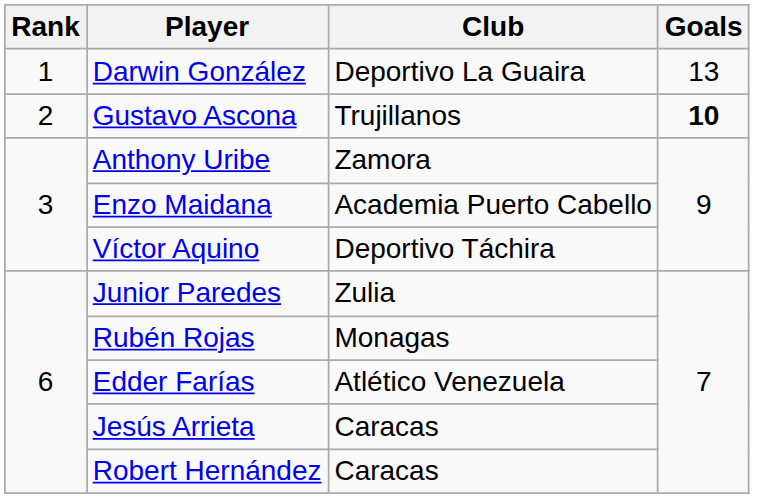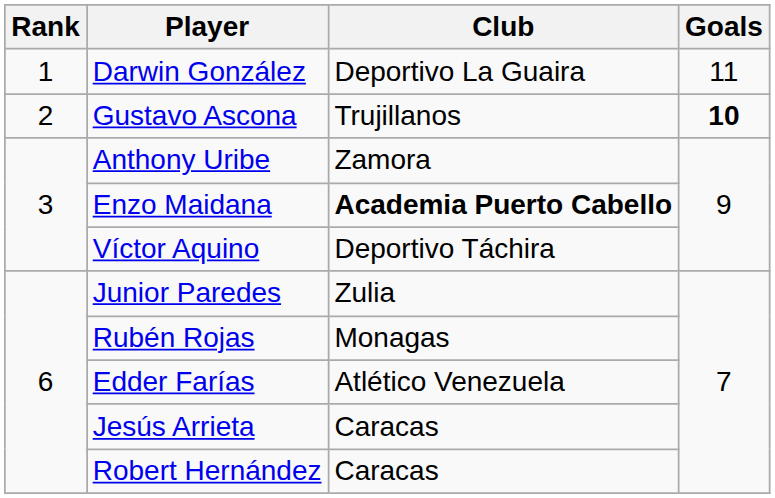(704, 71) 13 -> (724, 71) 11
(493, 204) normal -> (503, 204) bold
